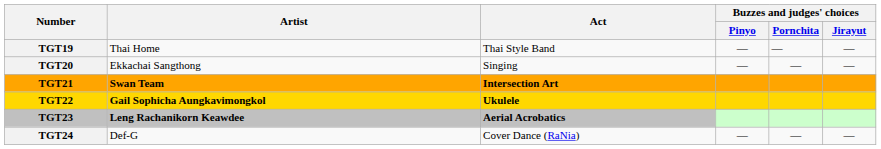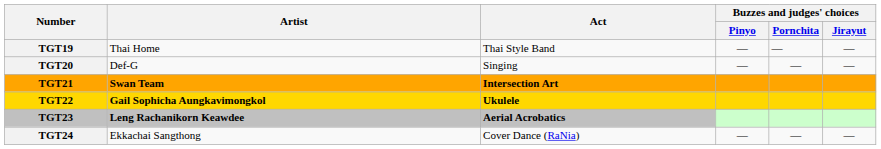(155, 65) Ekkachai Sangthong -> (124, 65) Def-G
(124, 135) Def-G -> (155, 135) Ekkachai Sangthong
